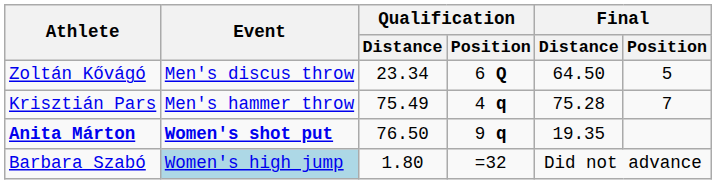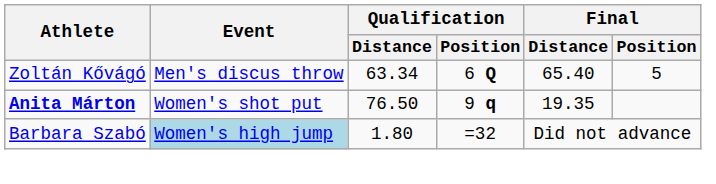(402, 75) 23.34 -> (392, 75) 63.34
(579, 75) 64.50 -> (568, 75) 65.40
- row: (83, 104)
(249, 134) bold -> (238, 104) normal
